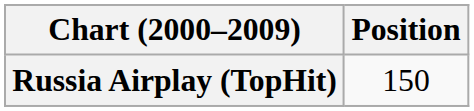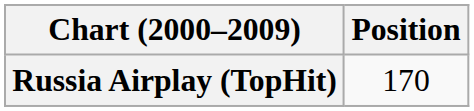(406, 79) 150 -> (406, 79) 170
